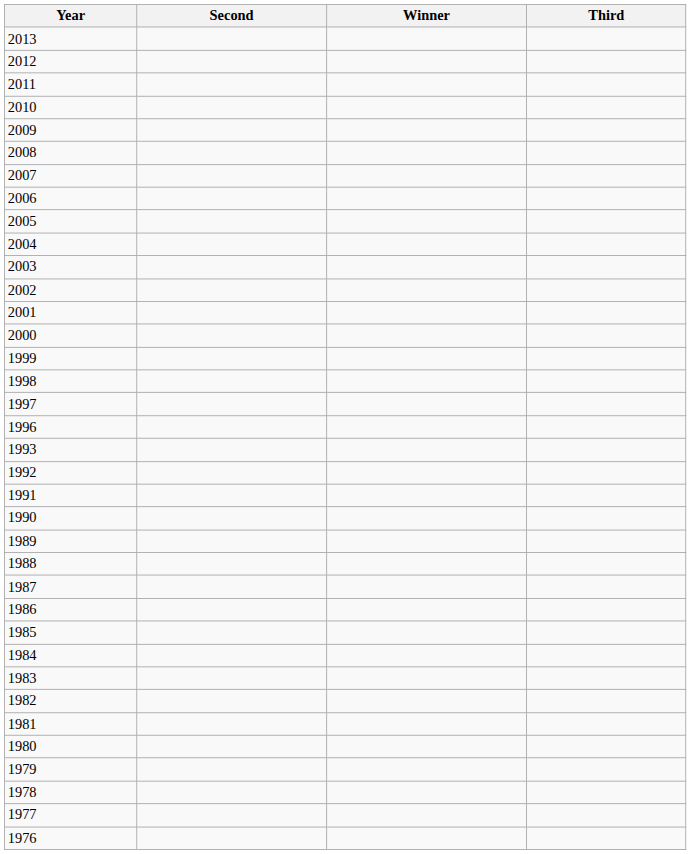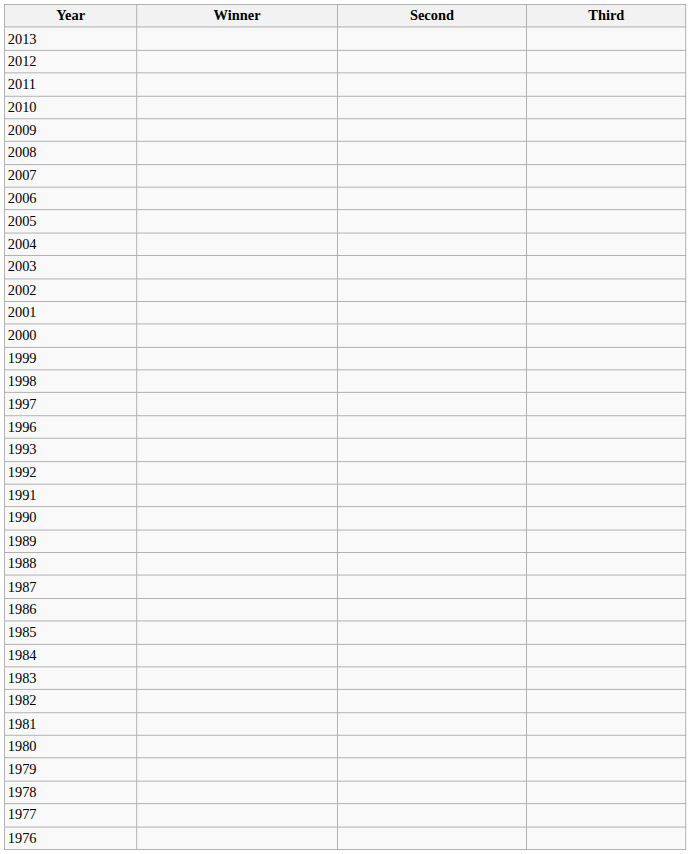columns swapped: (426, 15) <-> (232, 15)
